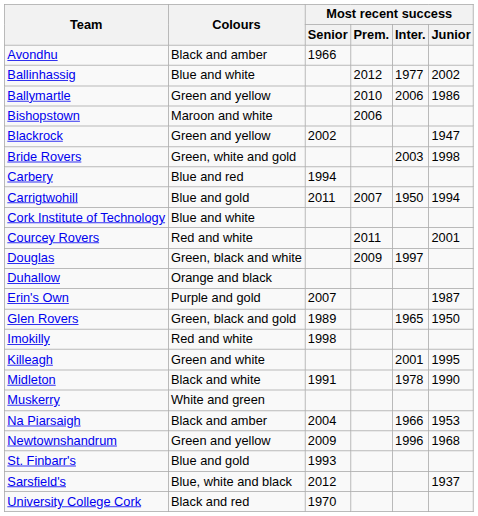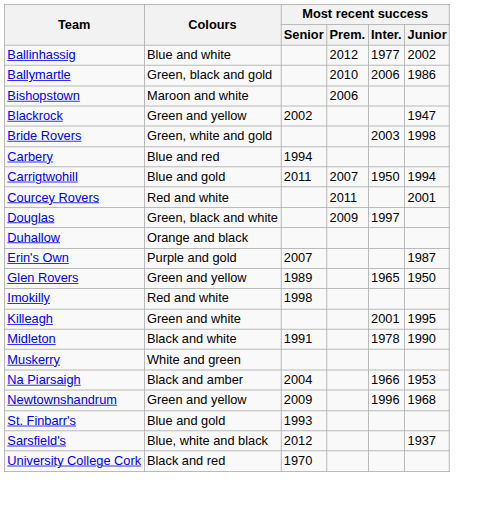- row: (33, 55)
(221, 95) Green and yellow -> (210, 75) Green, black and gold
- row: (86, 217)
(234, 319) Green, black and gold -> (197, 278) Green and yellow
